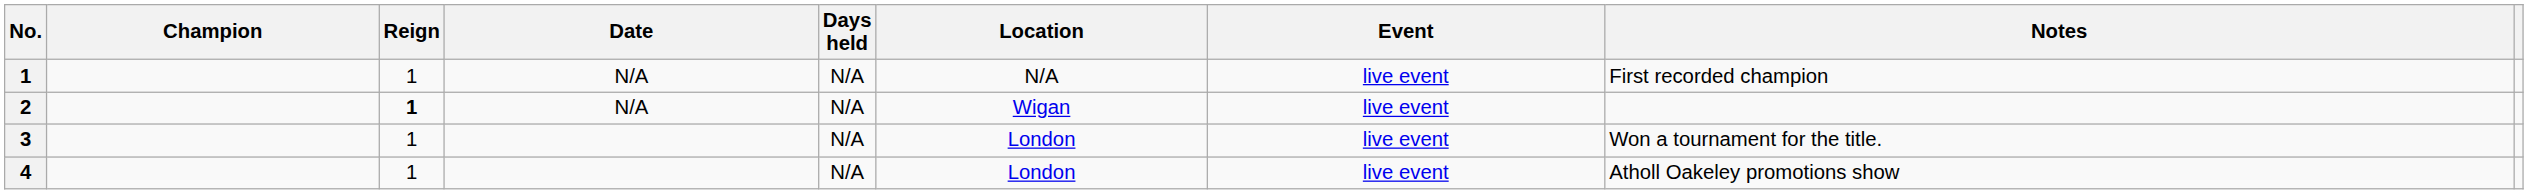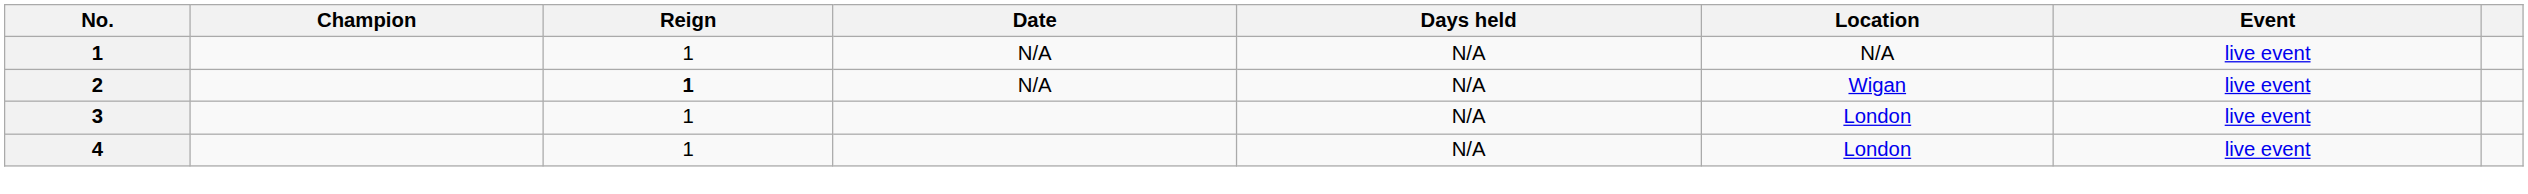- column: (2059, 32)
